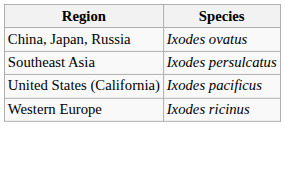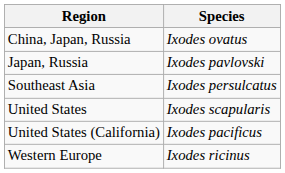+ row: (48, 62)
+ row: (47, 109)
